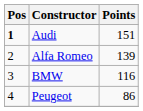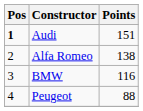(126, 55) 139 -> (126, 55) 138
(129, 95) 86 -> (129, 95) 88
